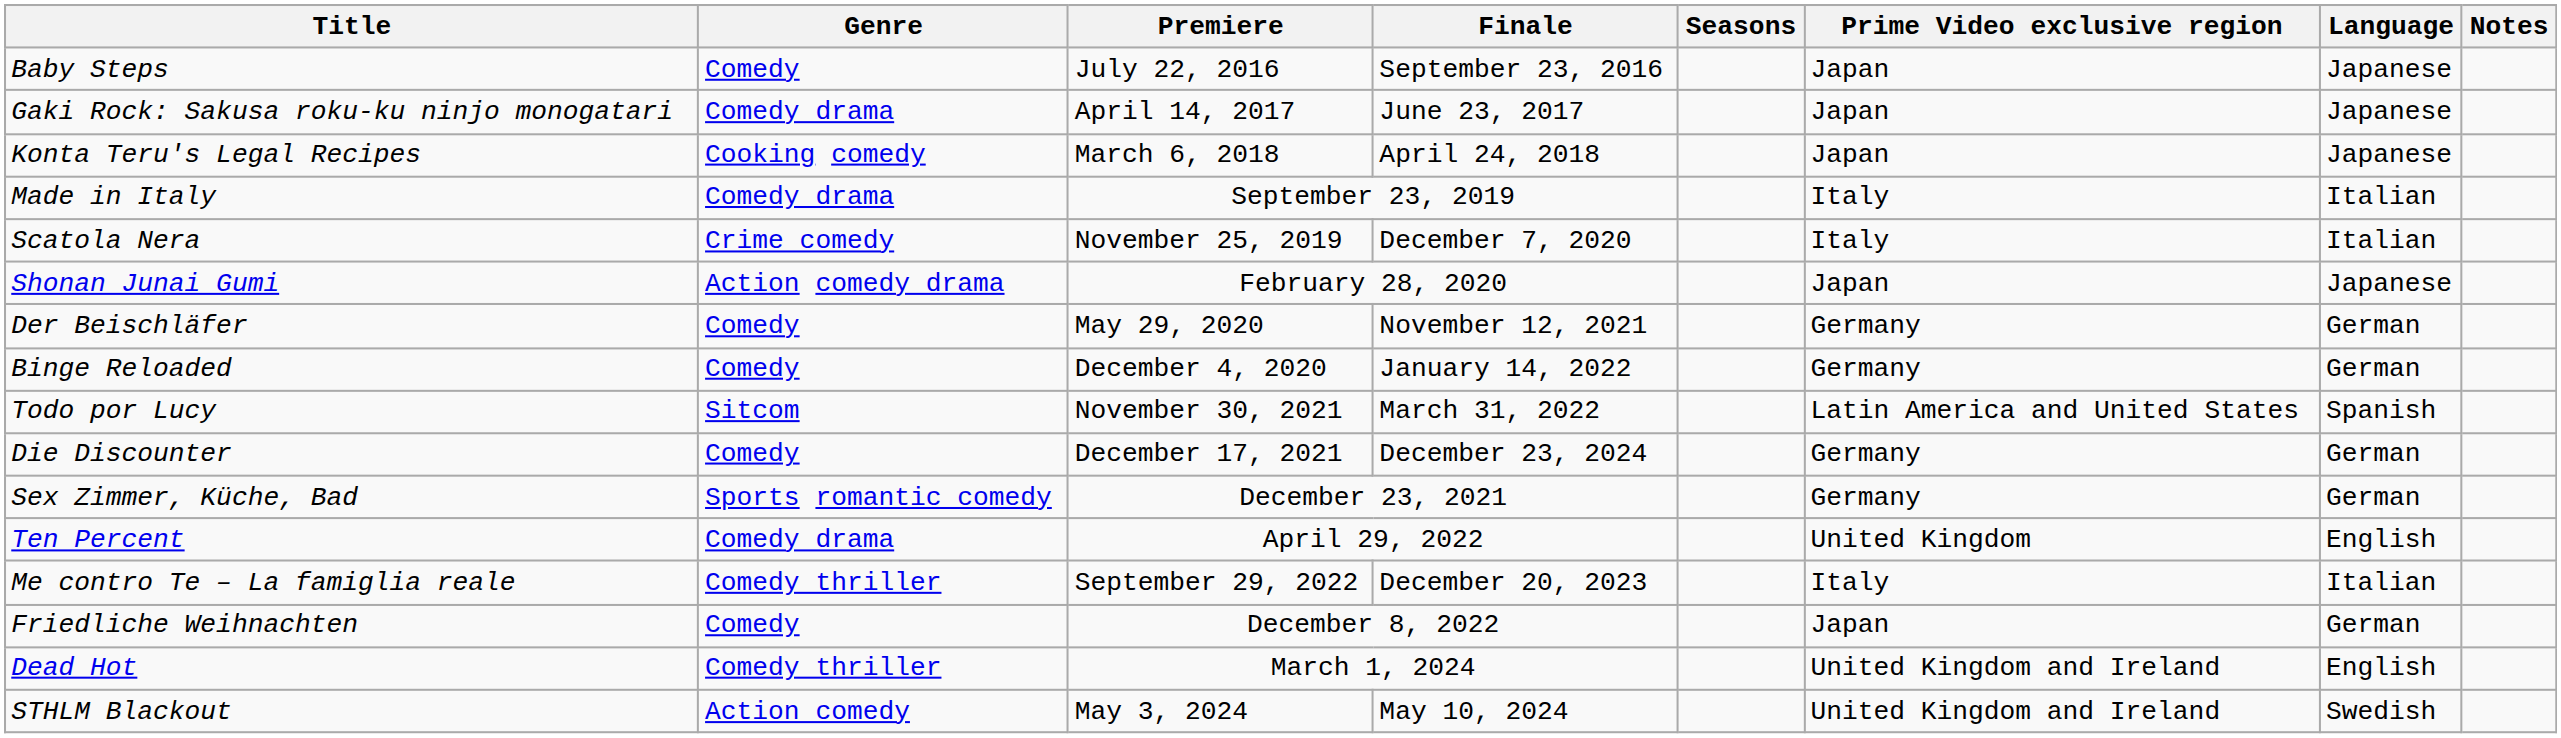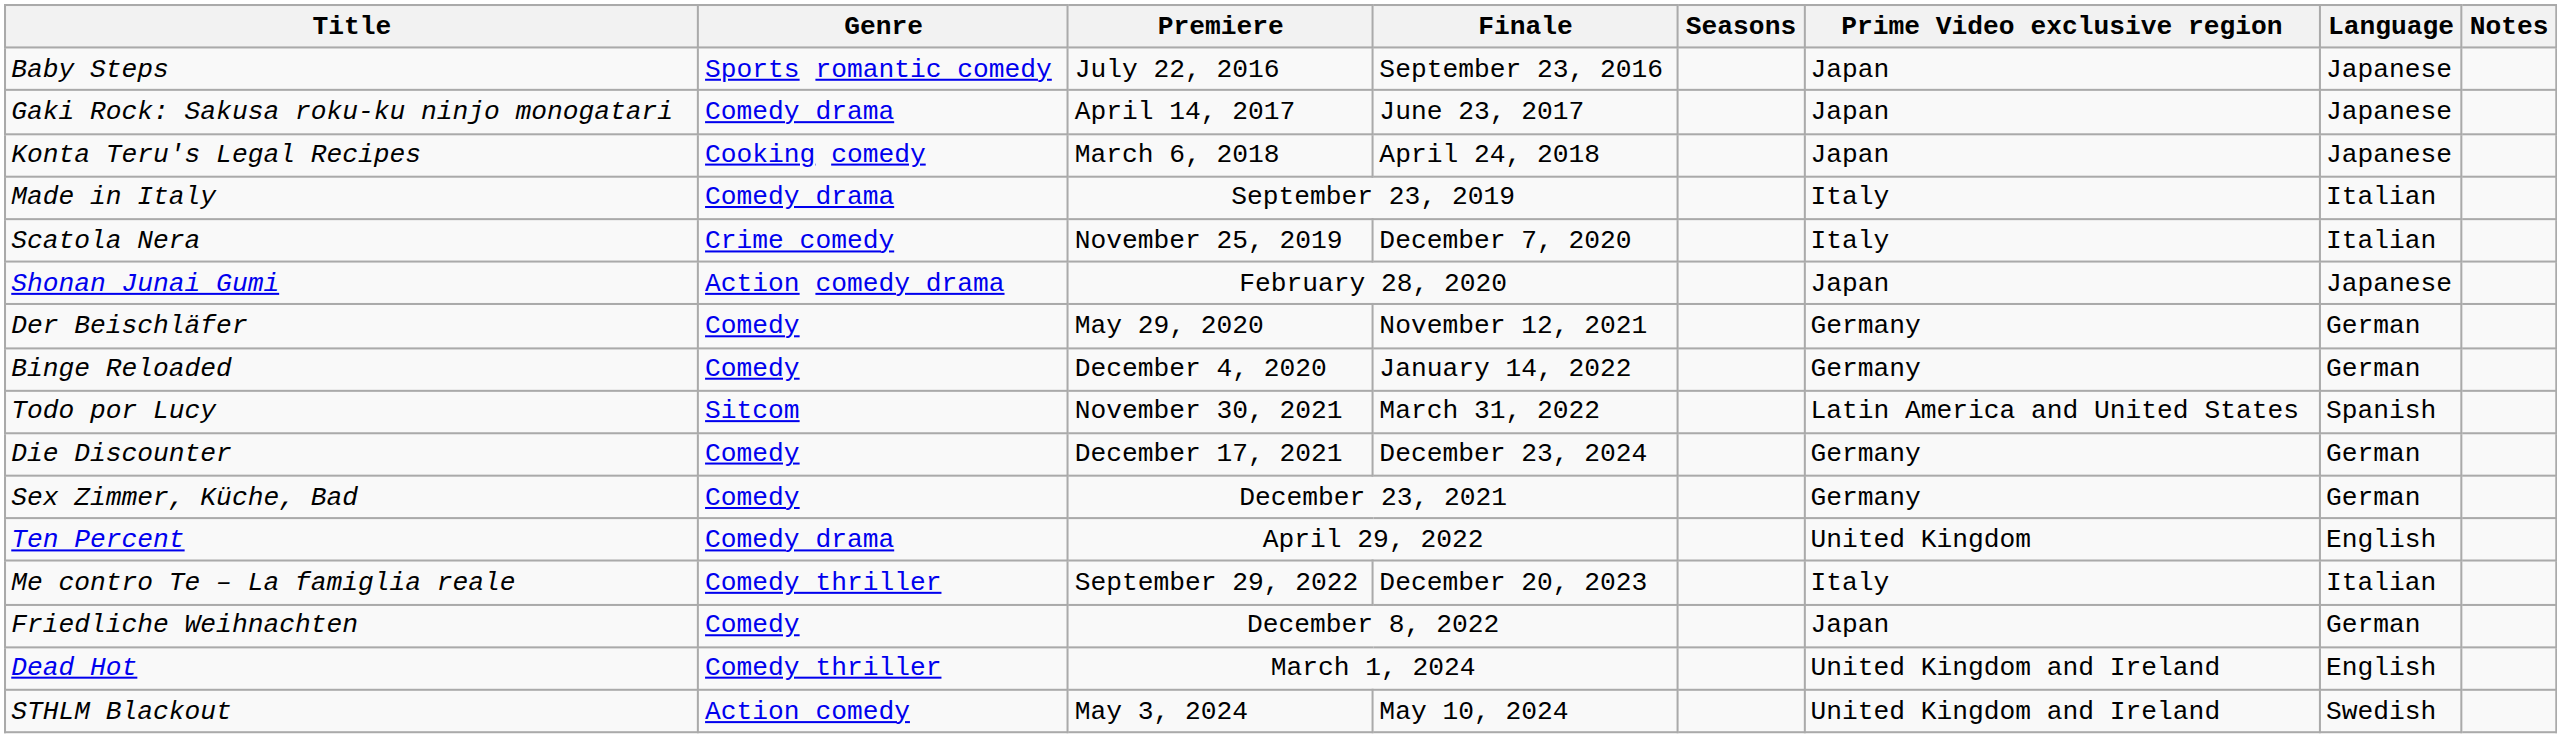(752, 69) Comedy -> (878, 69) Sports romantic comedy
(878, 497) Sports romantic comedy -> (752, 497) Comedy
